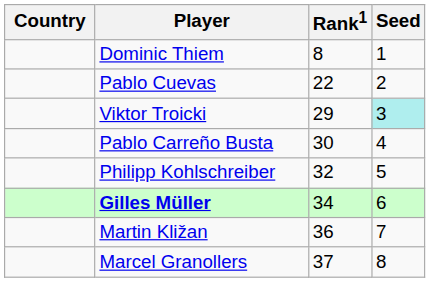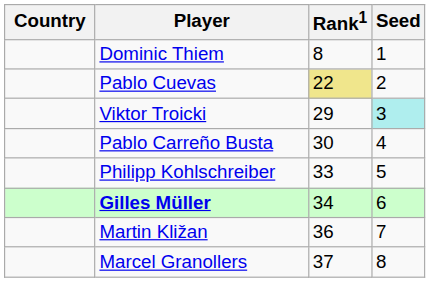(323, 83) no background -> (323, 83) khaki background
(323, 172) 32 -> (323, 172) 33
